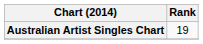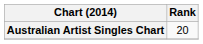(183, 30) 19 -> (183, 30) 20
